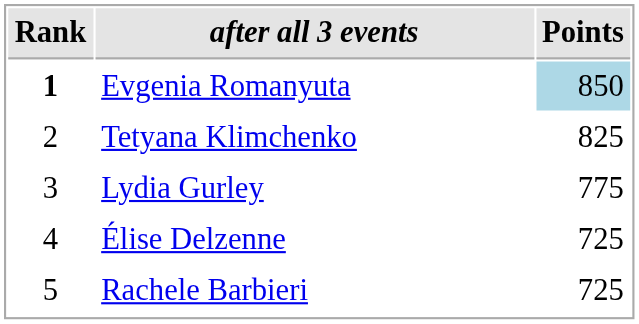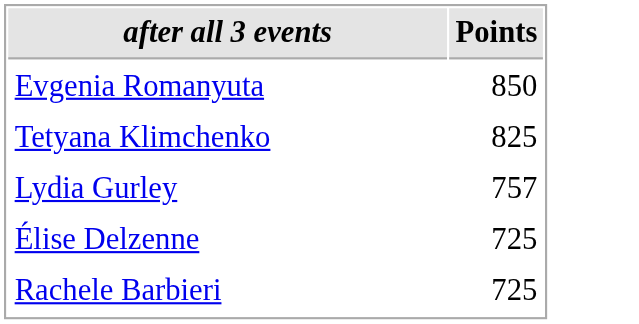- column: (50, 32)
(601, 85) lightblue background -> (514, 85) no background
(601, 187) 775 -> (514, 187) 757
